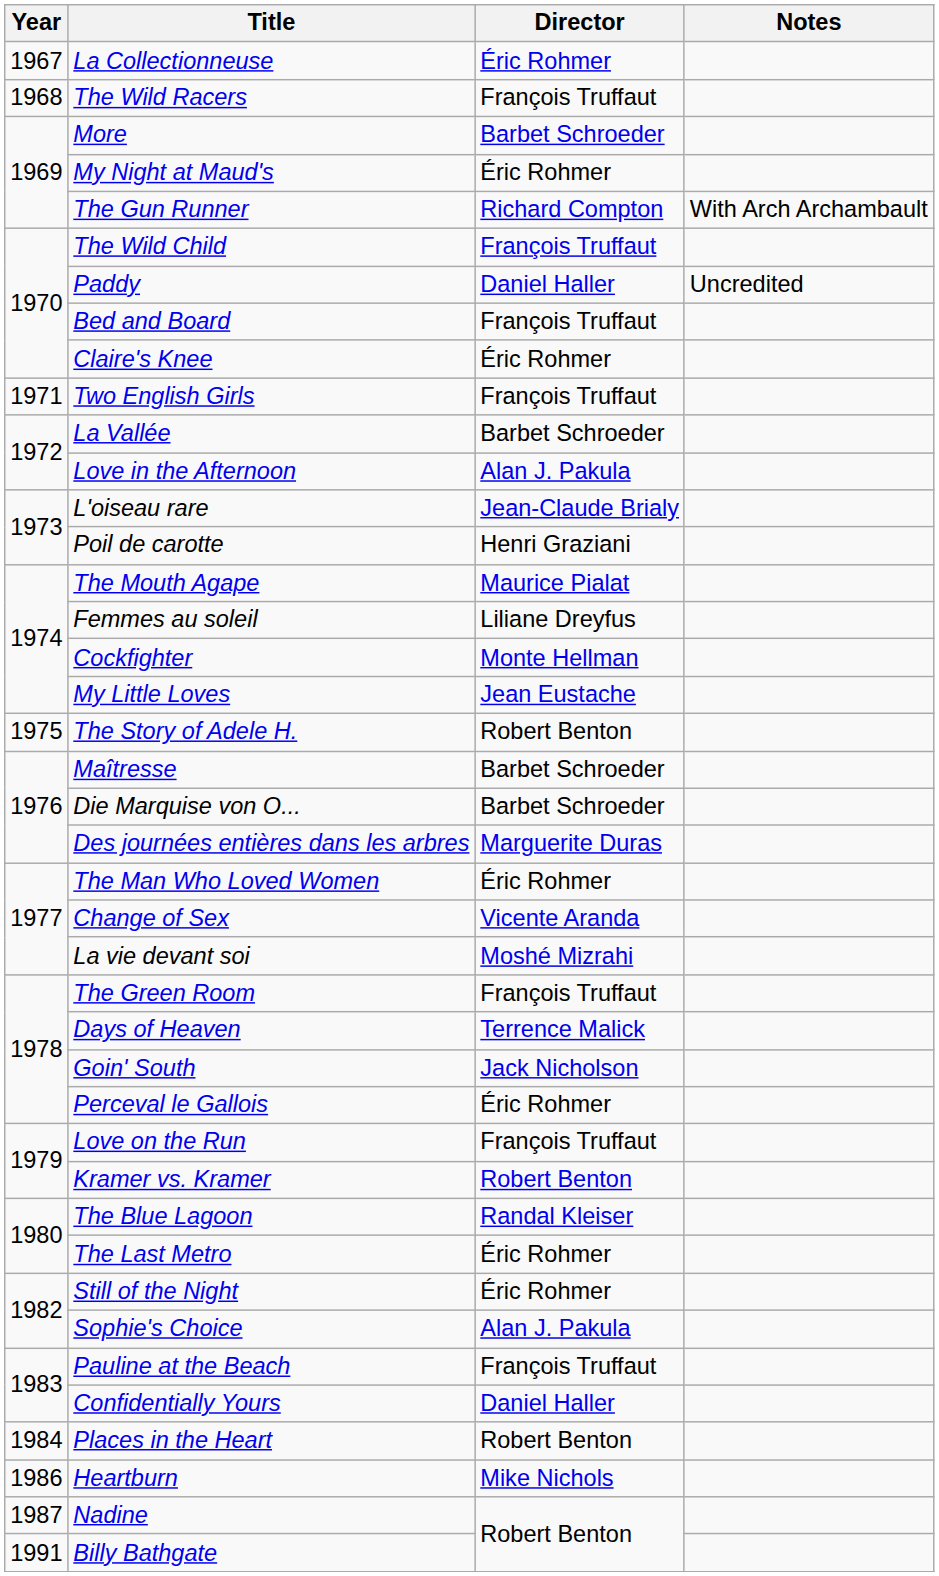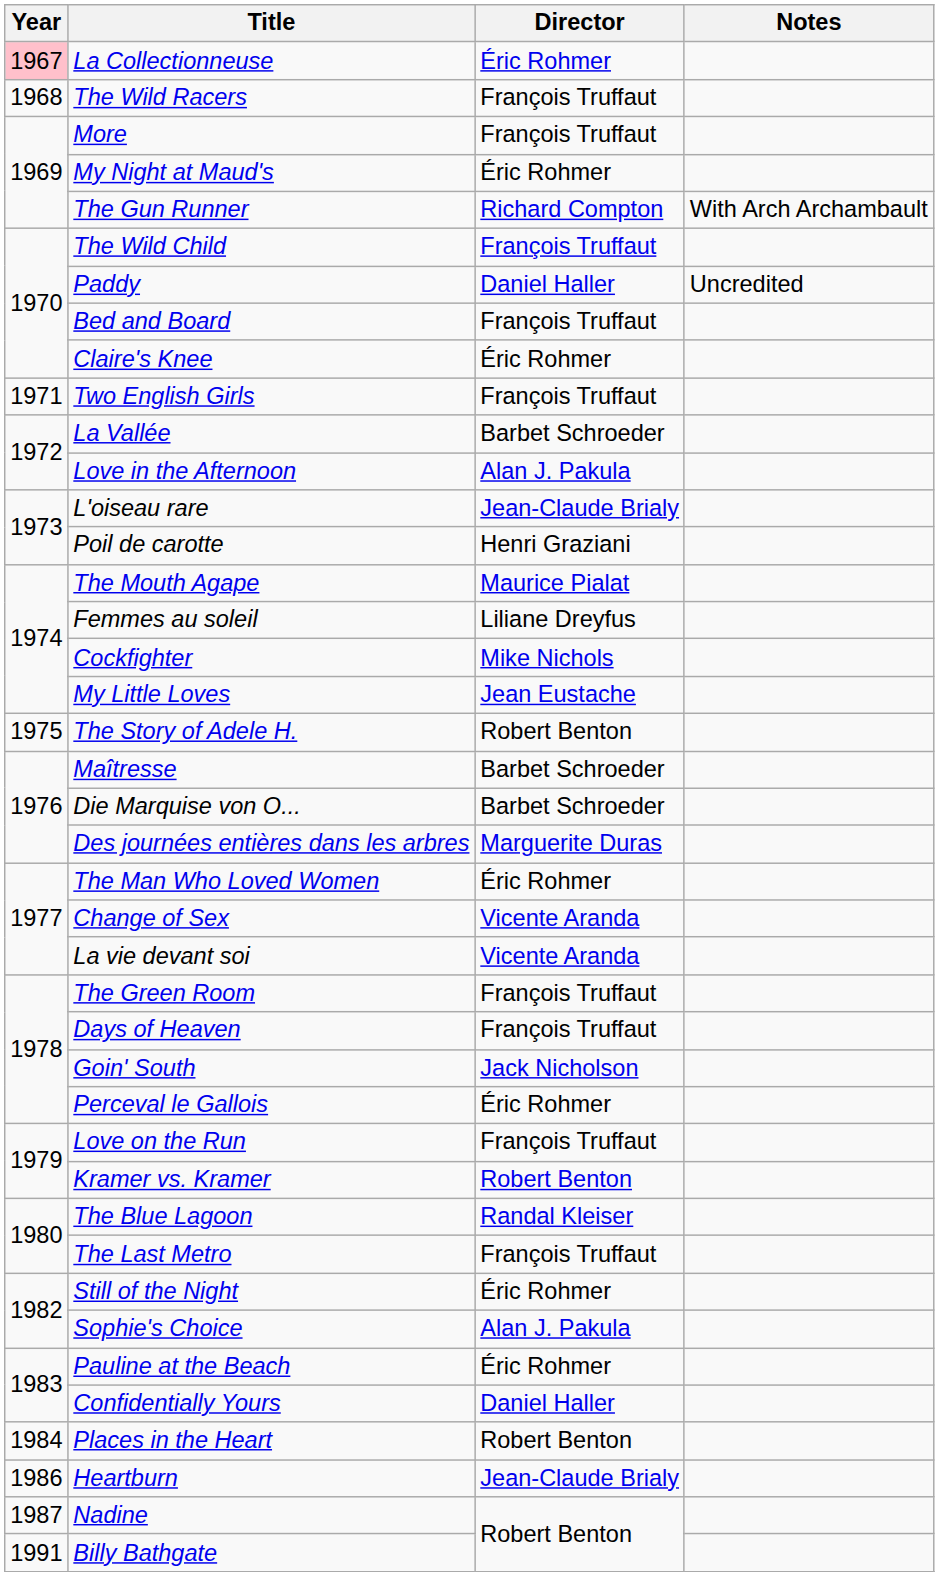(36, 60) no background -> (36, 60) pink background
(572, 135) Barbet Schroeder -> (568, 135) François Truffaut
(559, 657) Monte Hellman -> (547, 657) Mike Nichols
(557, 955) Moshé Mizrahi -> (560, 955) Vicente Aranda
(563, 1030) Terrence Malick -> (568, 1030) François Truffaut
(546, 1254) Éric Rohmer -> (568, 1254) François Truffaut
(568, 1365) François Truffaut -> (546, 1365) Éric Rohmer
(547, 1477) Mike Nichols -> (580, 1477) Jean-Claude Brialy
